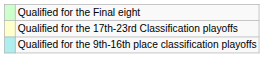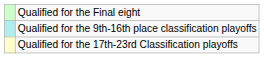rows swapped: (137, 45) <-> (128, 28)
